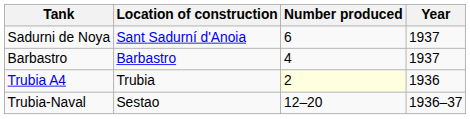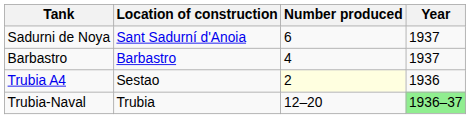(136, 80) Trubia -> (138, 80) Sestao
(138, 102) Sestao -> (136, 102) Trubia
(436, 102) no background -> (436, 102) lightgreen background
